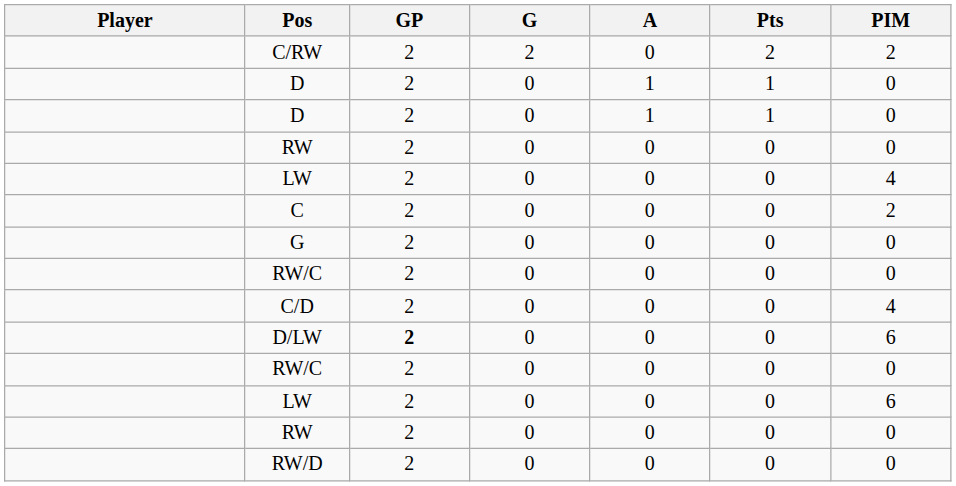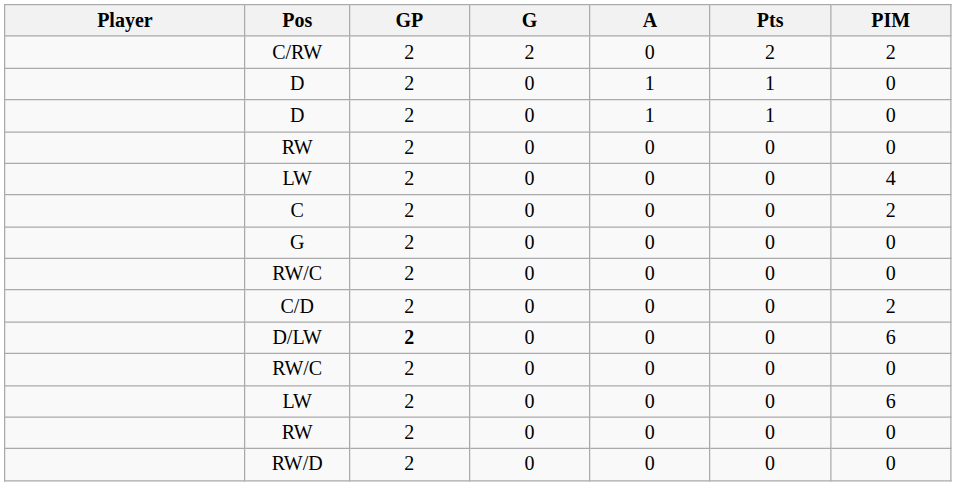(891, 305) 4 -> (891, 305) 2
